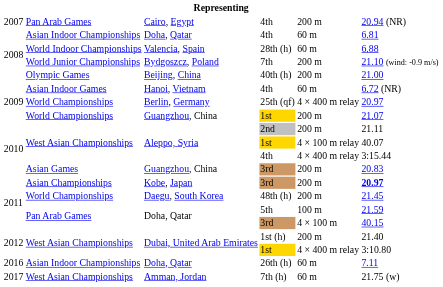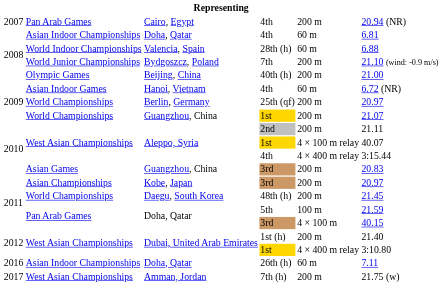(328, 102) 4 × 400 m relay -> (310, 102) 200 m
(372, 182) bold -> (372, 182) normal
(307, 276) 60 m -> (310, 276) 200 m
